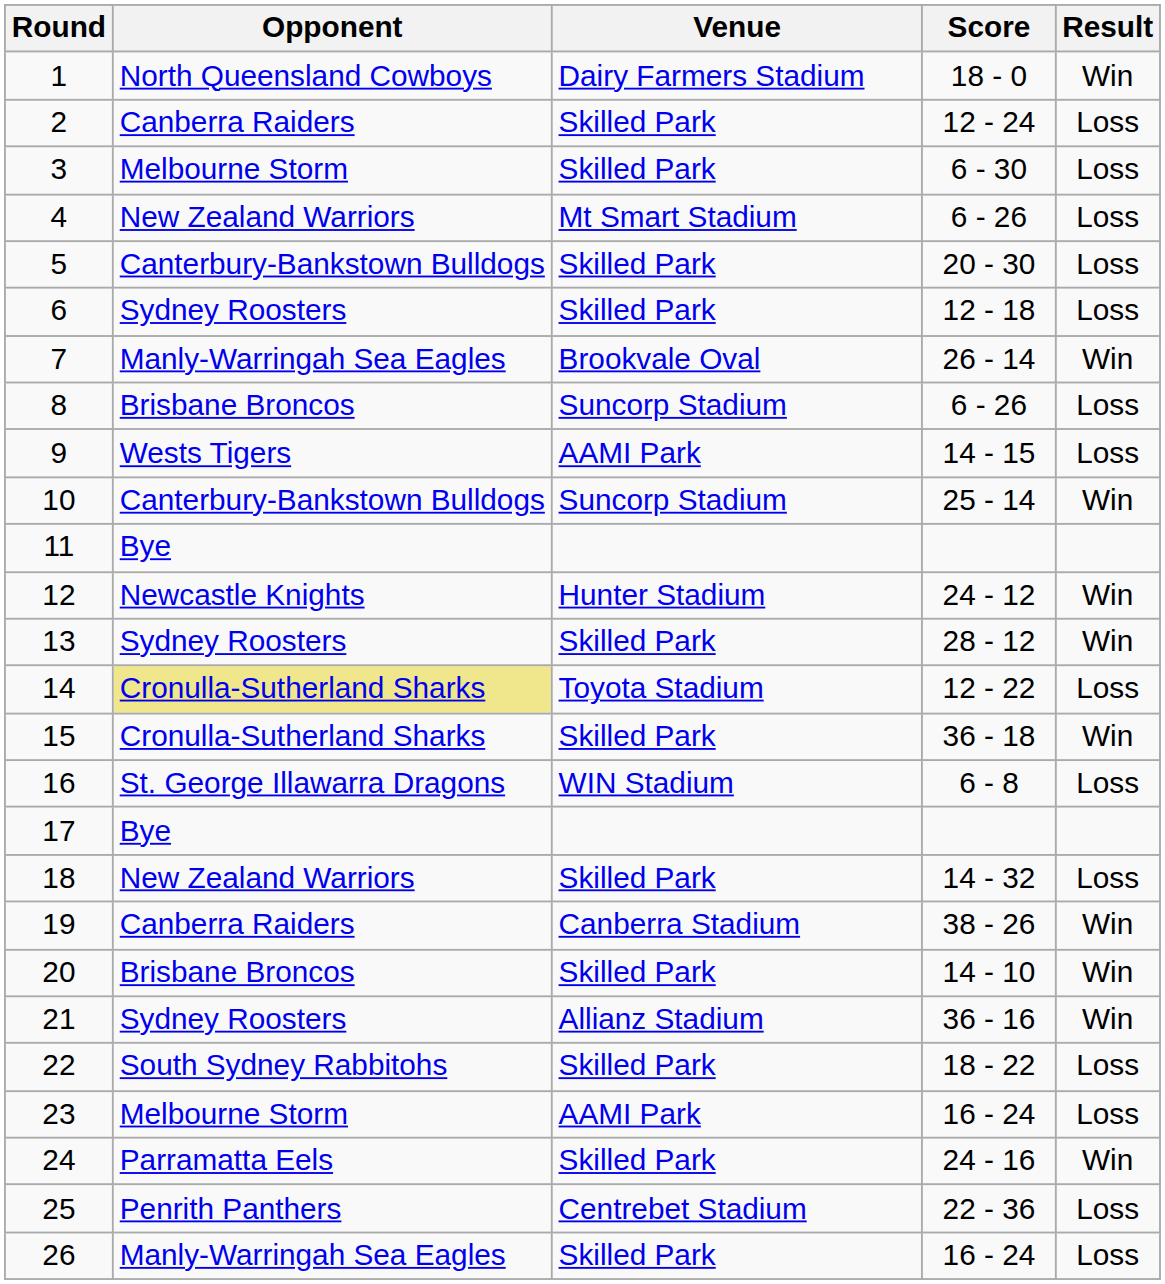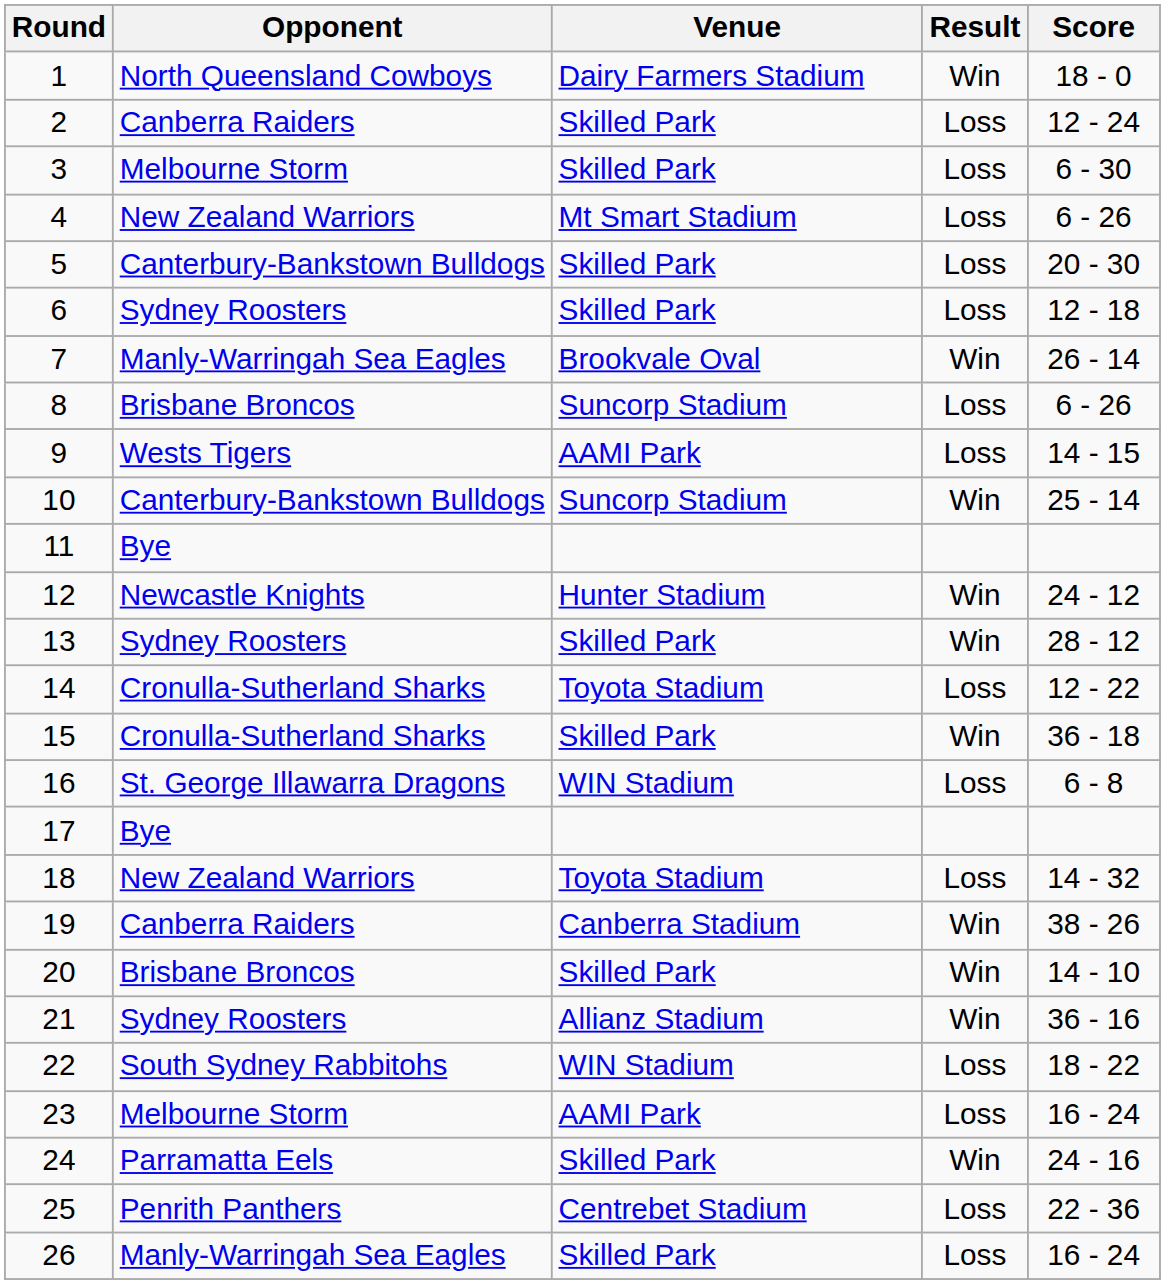columns swapped: (1108, 28) <-> (989, 28)
(303, 688) khaki background -> (303, 688) no background
(637, 877) Skilled Park -> (661, 877) Toyota Stadium
(637, 1066) Skilled Park -> (646, 1066) WIN Stadium
